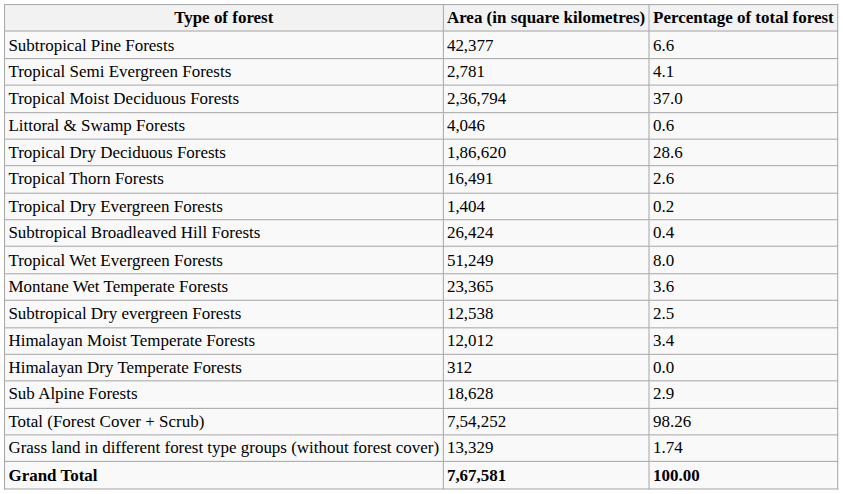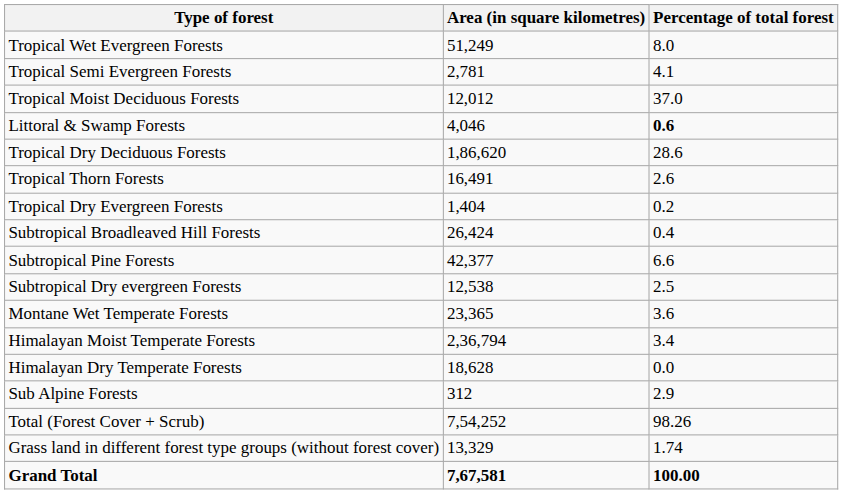rows swapped: (116, 260) <-> (91, 44)
(477, 98) 2,36,794 -> (470, 98) 12,012
(664, 125) normal -> (664, 125) bold
rows swapped: (125, 313) <-> (118, 286)
(470, 340) 12,012 -> (477, 340) 2,36,794
(460, 367) 312 -> (470, 367) 18,628
(470, 394) 18,628 -> (460, 394) 312
